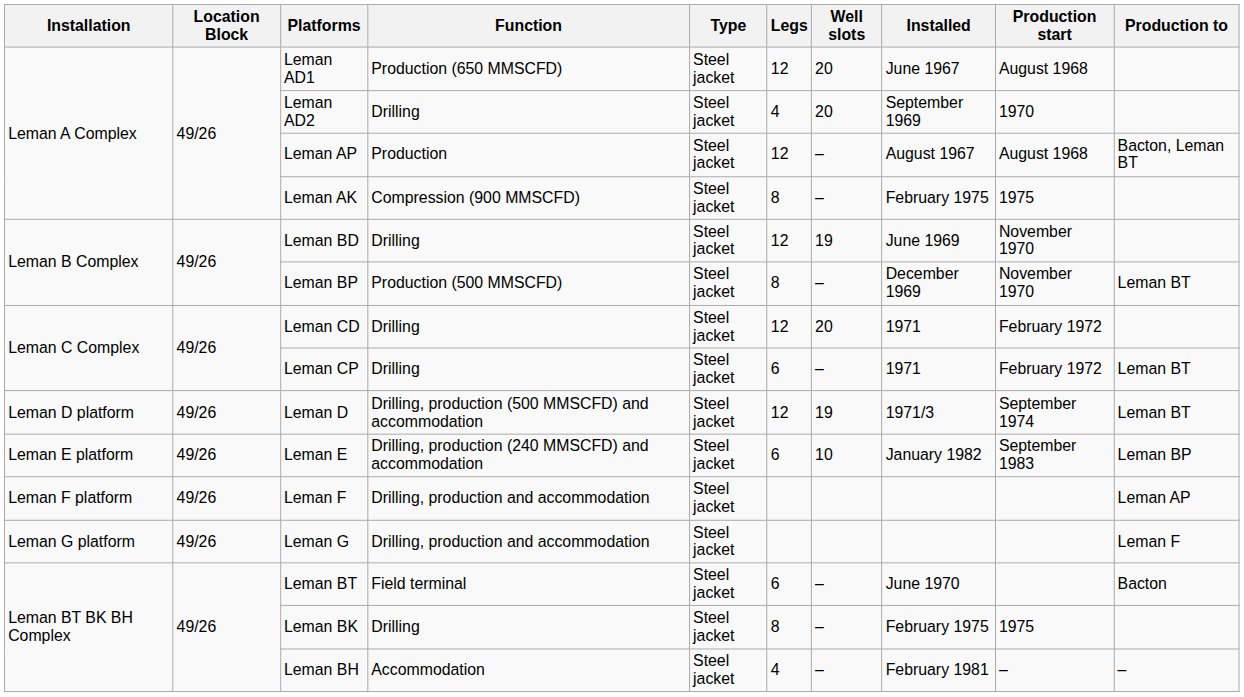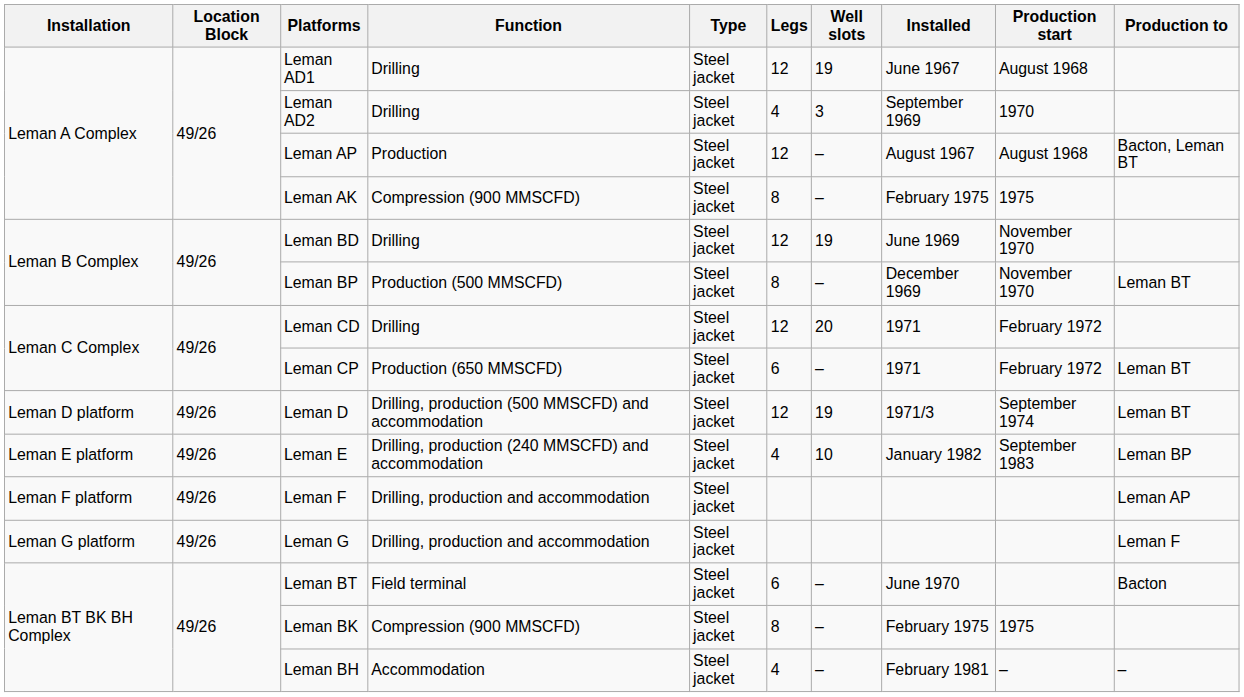(467, 68) Production (650 MMSCFD) -> (396, 68) Drilling
(824, 68) 20 -> (824, 68) 19
(824, 111) 20 -> (819, 111) 3
(396, 369) Drilling -> (467, 369) Production (650 MMSCFD)
(775, 455) 6 -> (775, 455) 4
(396, 627) Drilling -> (476, 627) Compression (900 MMSCFD)
